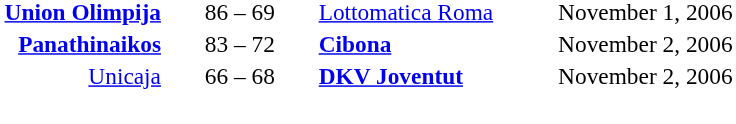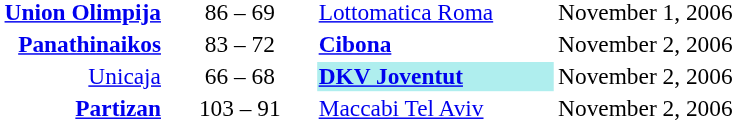(391, 76) no background -> (391, 76) paleturquoise background
+ row: (118, 108)
